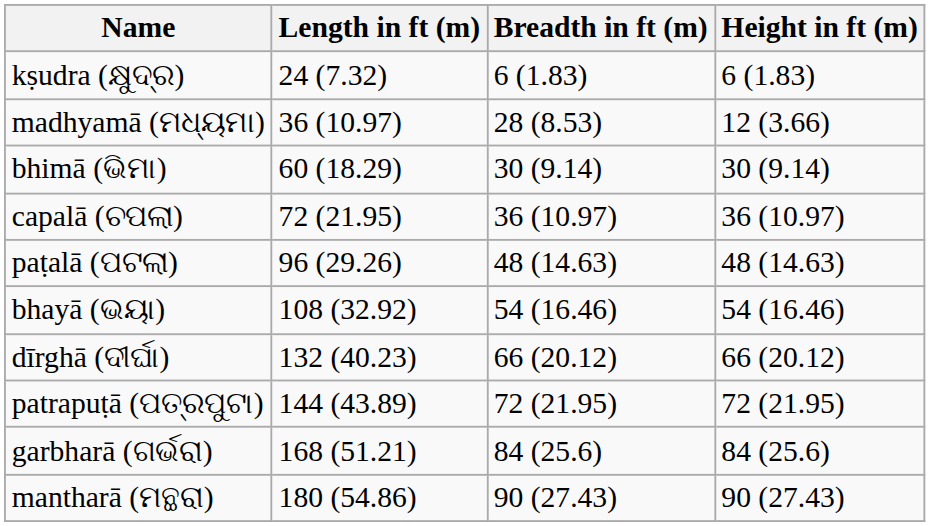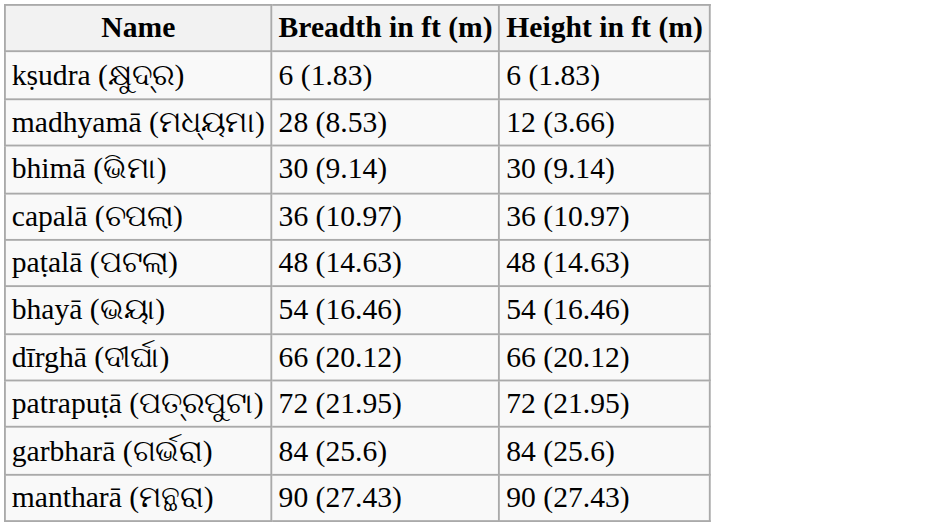- column: (379, 27)
